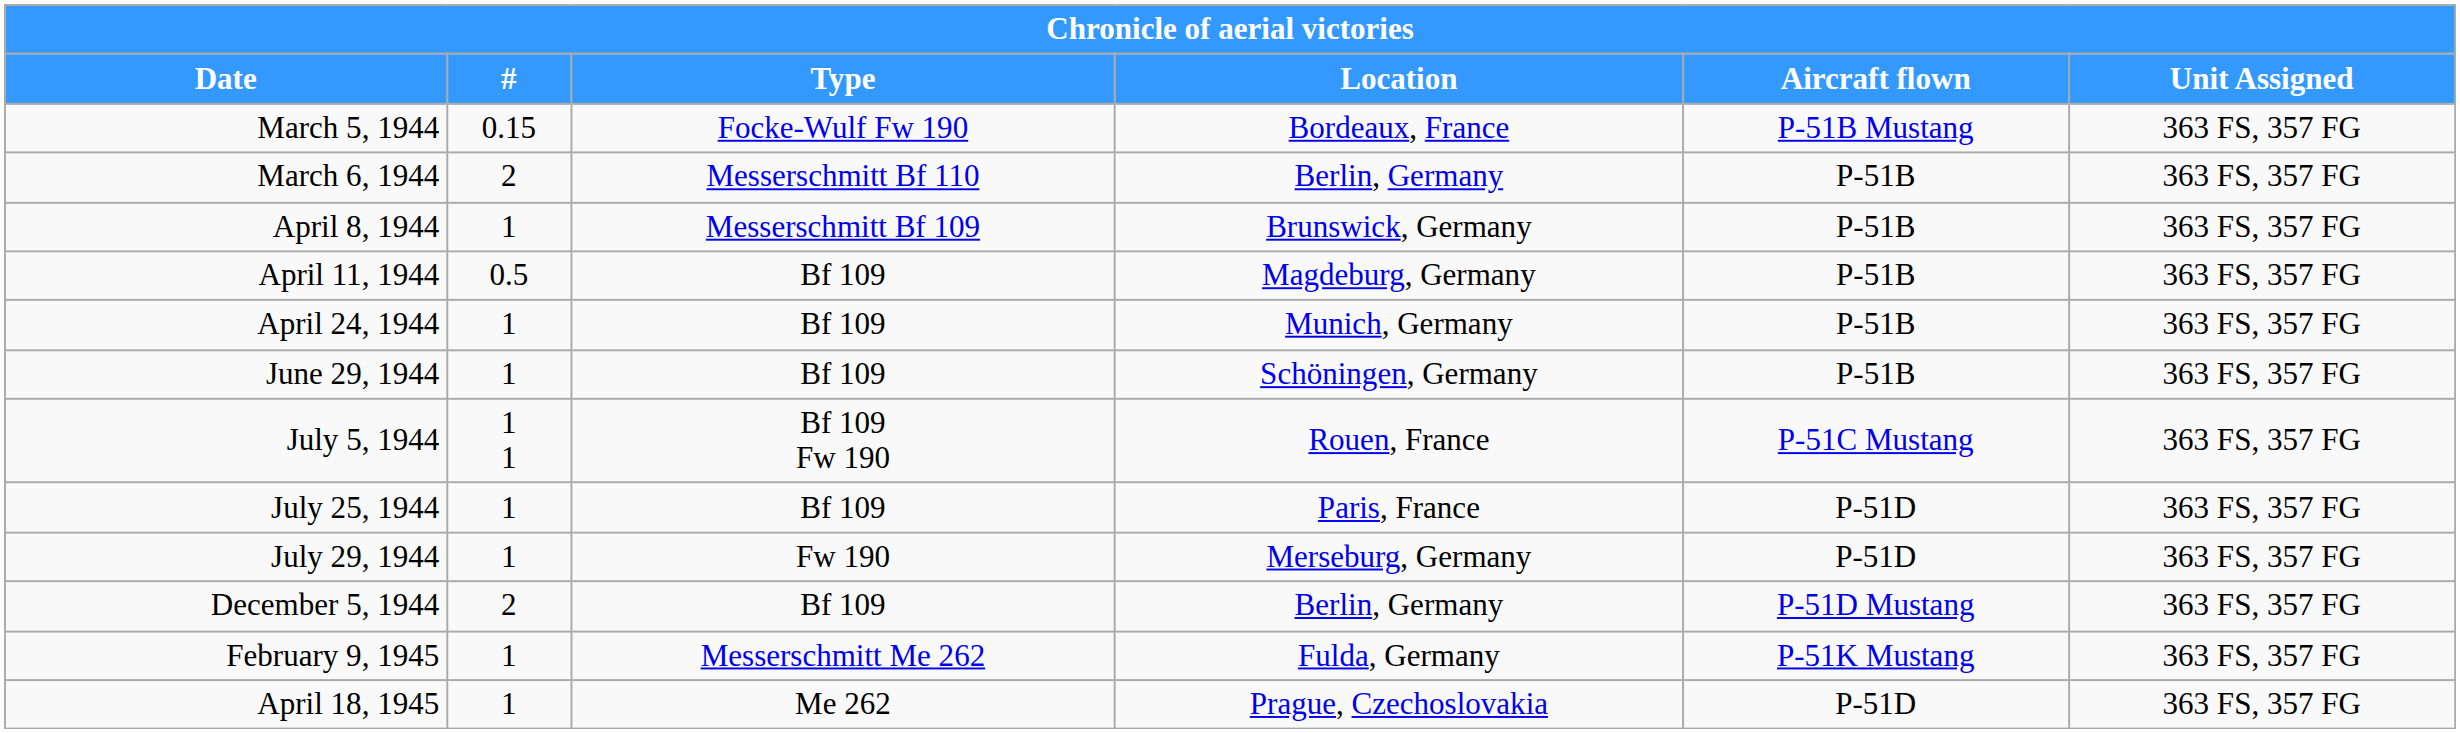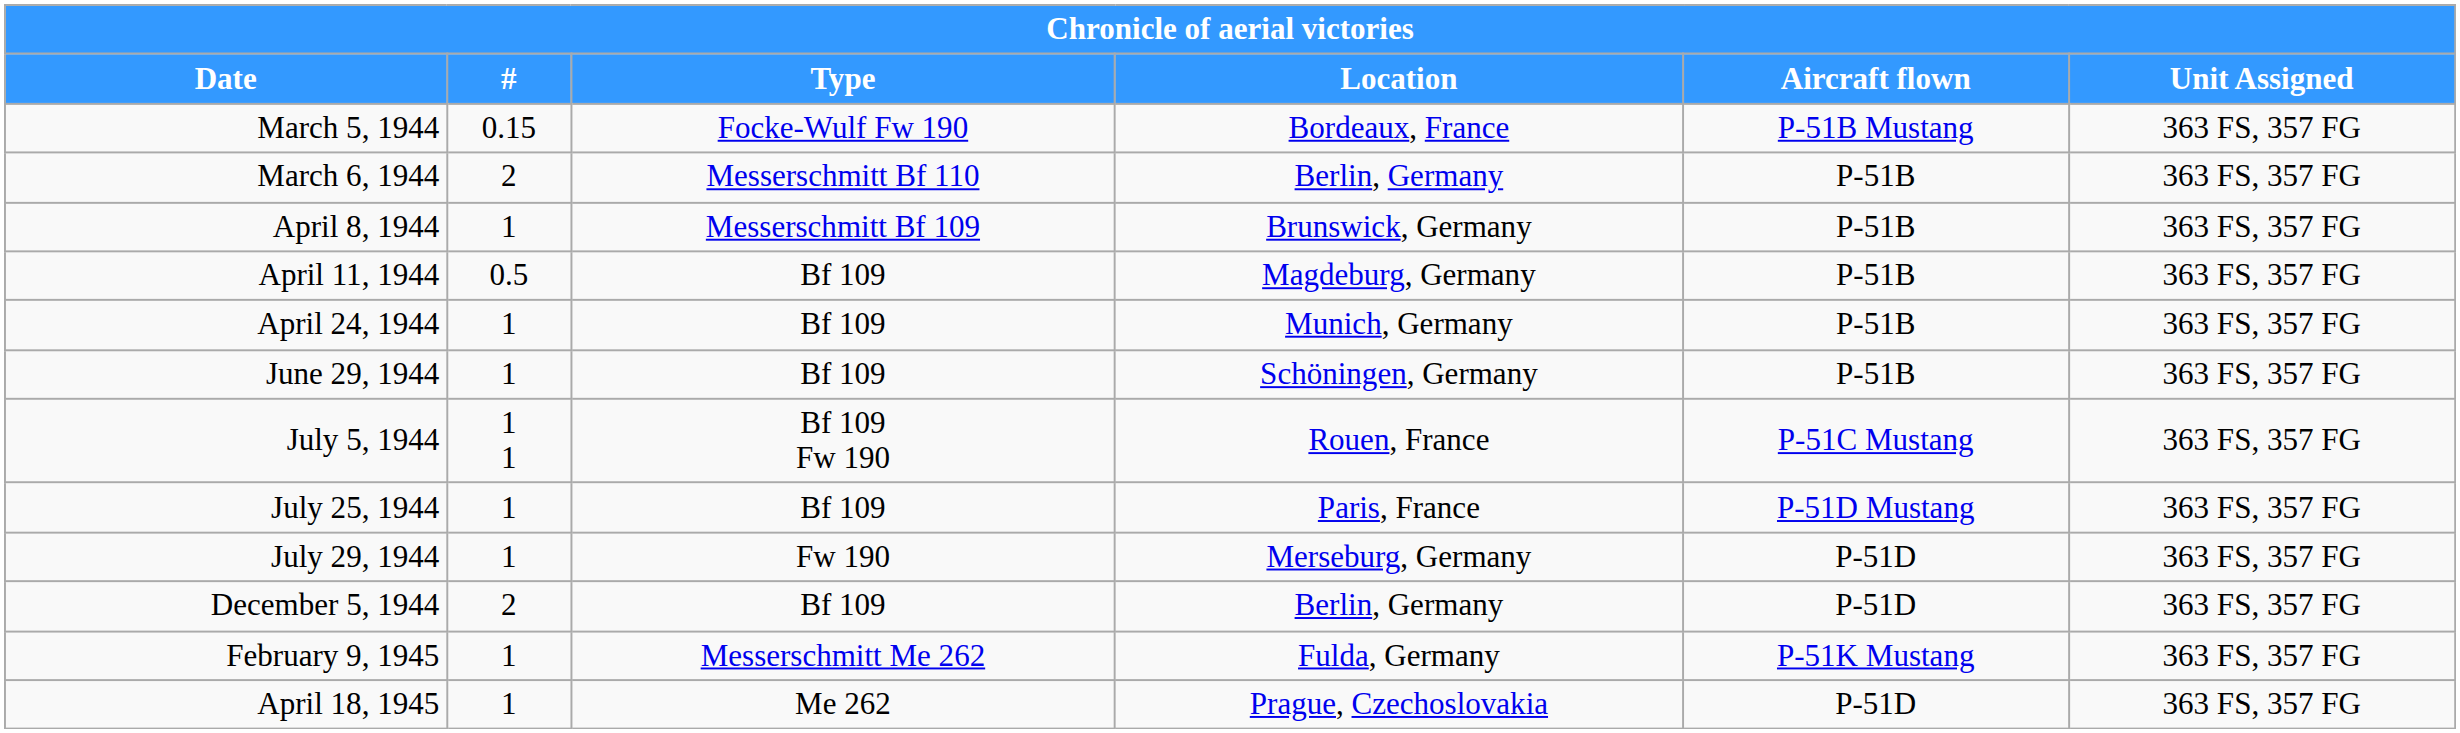(1876, 507) P-51D -> (1876, 507) P-51D Mustang
(1876, 605) P-51D Mustang -> (1876, 605) P-51D
